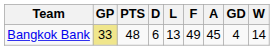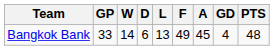columns swapped: (259, 14) <-> (133, 14)
(105, 34) khaki background -> (105, 34) no background
